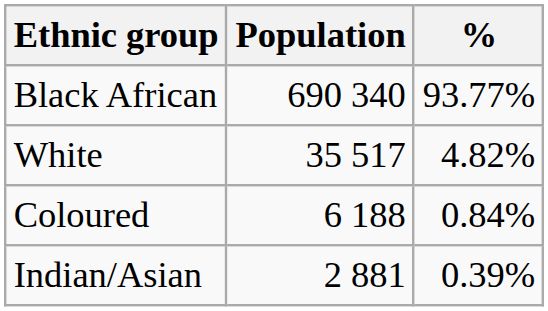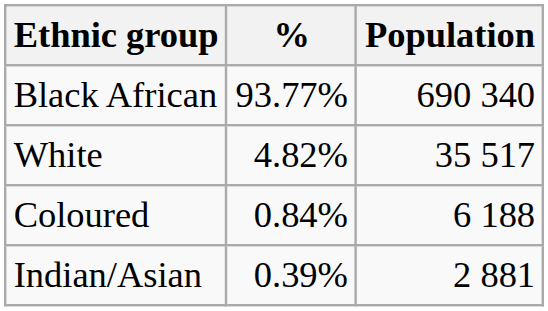columns swapped: (321, 34) <-> (479, 34)
